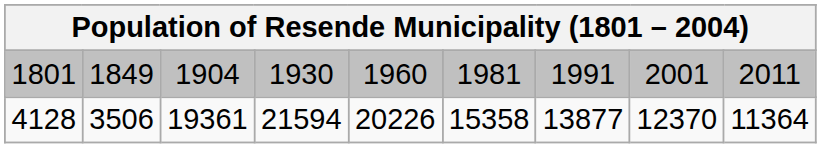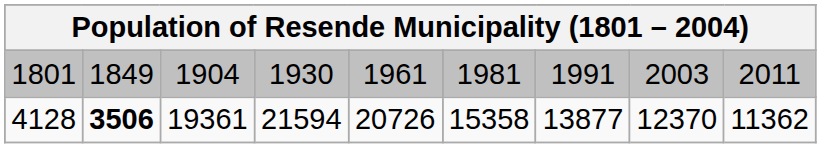(395, 73) 1960 -> (395, 73) 1961
(677, 73) 2001 -> (677, 73) 2003
(122, 119) normal -> (122, 119) bold
(395, 119) 20226 -> (395, 119) 20726
(770, 119) 11364 -> (770, 119) 11362
